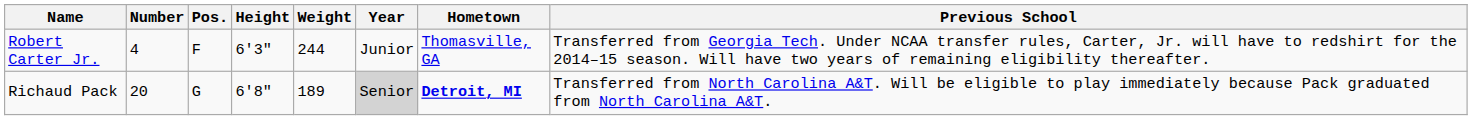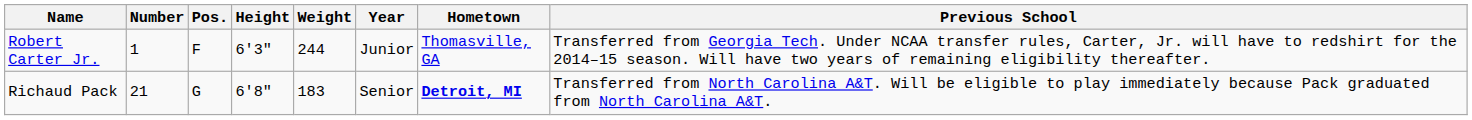(134, 51) 4 -> (134, 51) 1
(139, 93) 20 -> (139, 93) 21
(311, 93) 189 -> (311, 93) 183
(387, 93) lightgrey background -> (387, 93) no background
